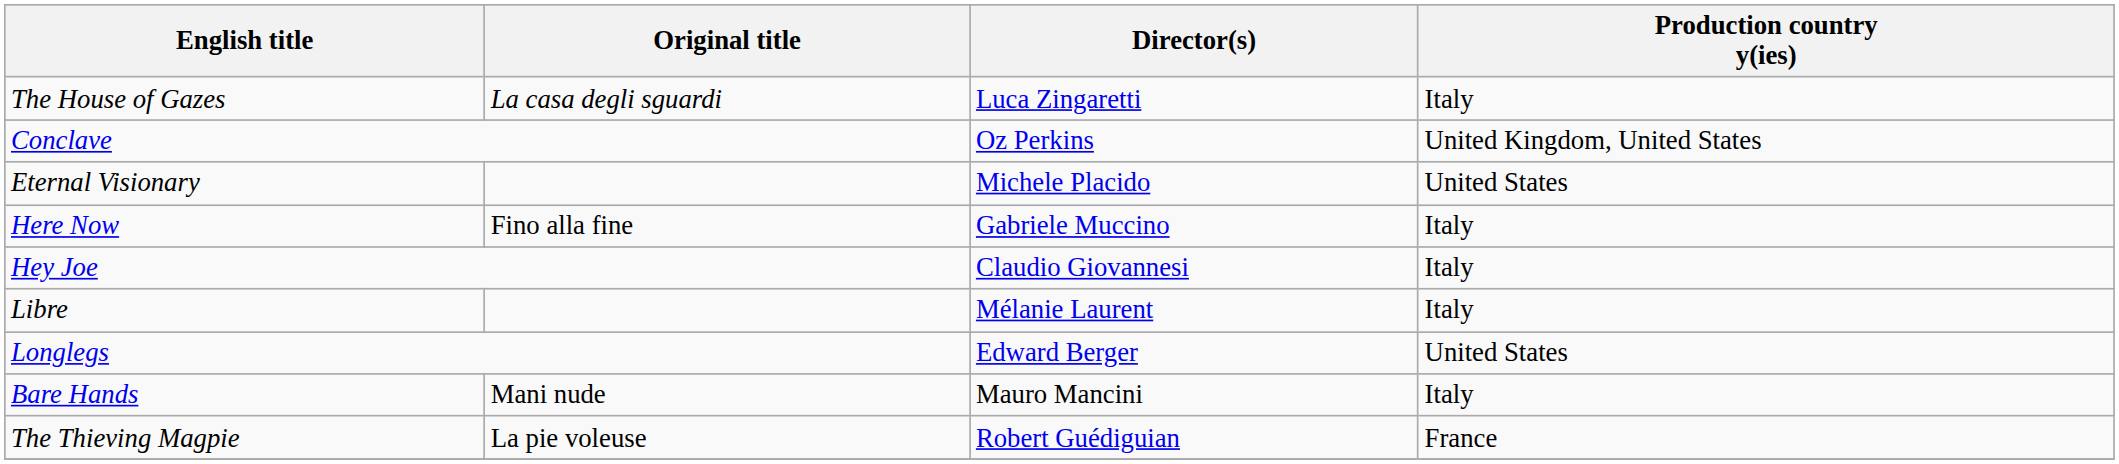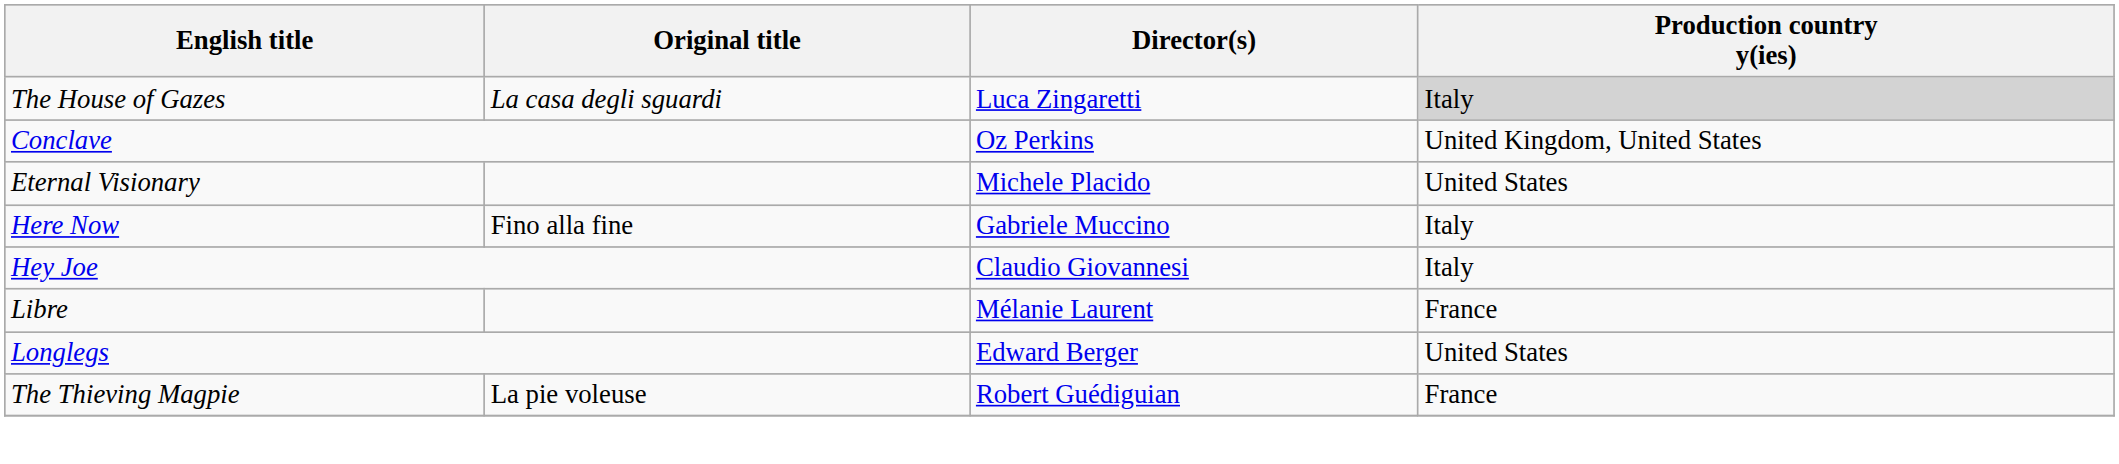(1449, 98) no background -> (1449, 98) lightgrey background
(1449, 310) Italy -> (1461, 310) France
- row: (75, 394)
